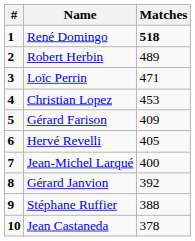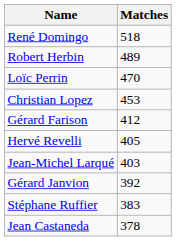- column: (14, 15)
(150, 36) bold -> (130, 36) normal
(150, 78) 471 -> (130, 78) 470
(150, 120) 409 -> (130, 120) 412
(150, 162) 400 -> (130, 162) 403
(150, 204) 388 -> (130, 204) 383
